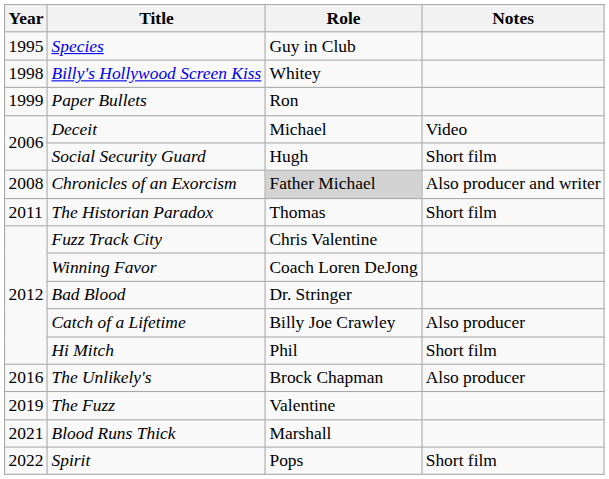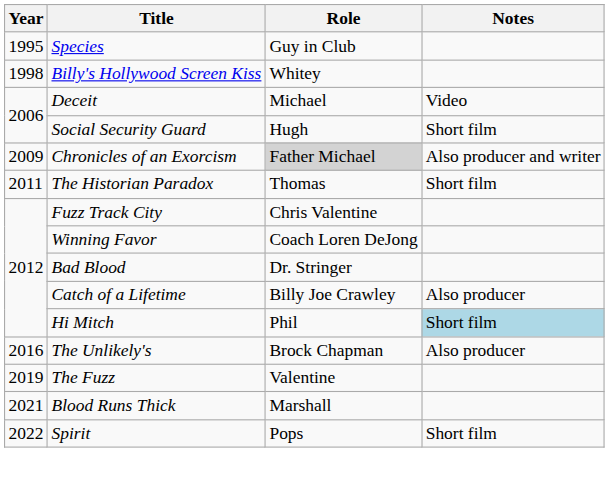- row: (99, 101)
(26, 184) 2008 -> (26, 156) 2009
(461, 350) no background -> (461, 322) lightblue background
